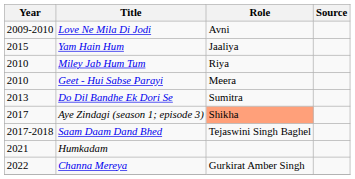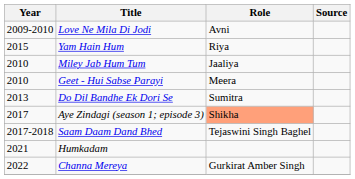(224, 47) Jaaliya -> (219, 47) Riya
(219, 64) Riya -> (224, 64) Jaaliya
